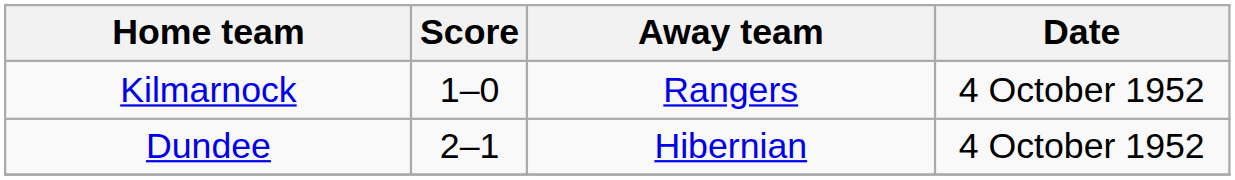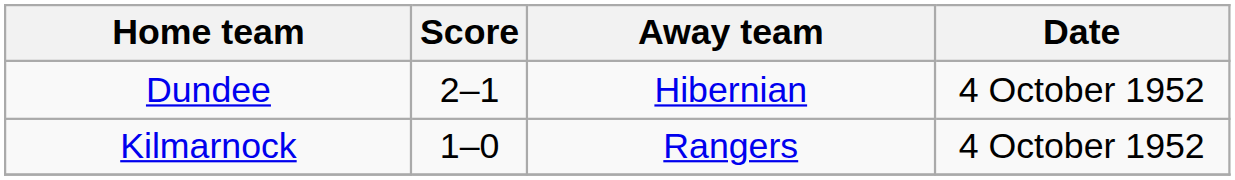rows swapped: (208, 145) <-> (208, 89)
